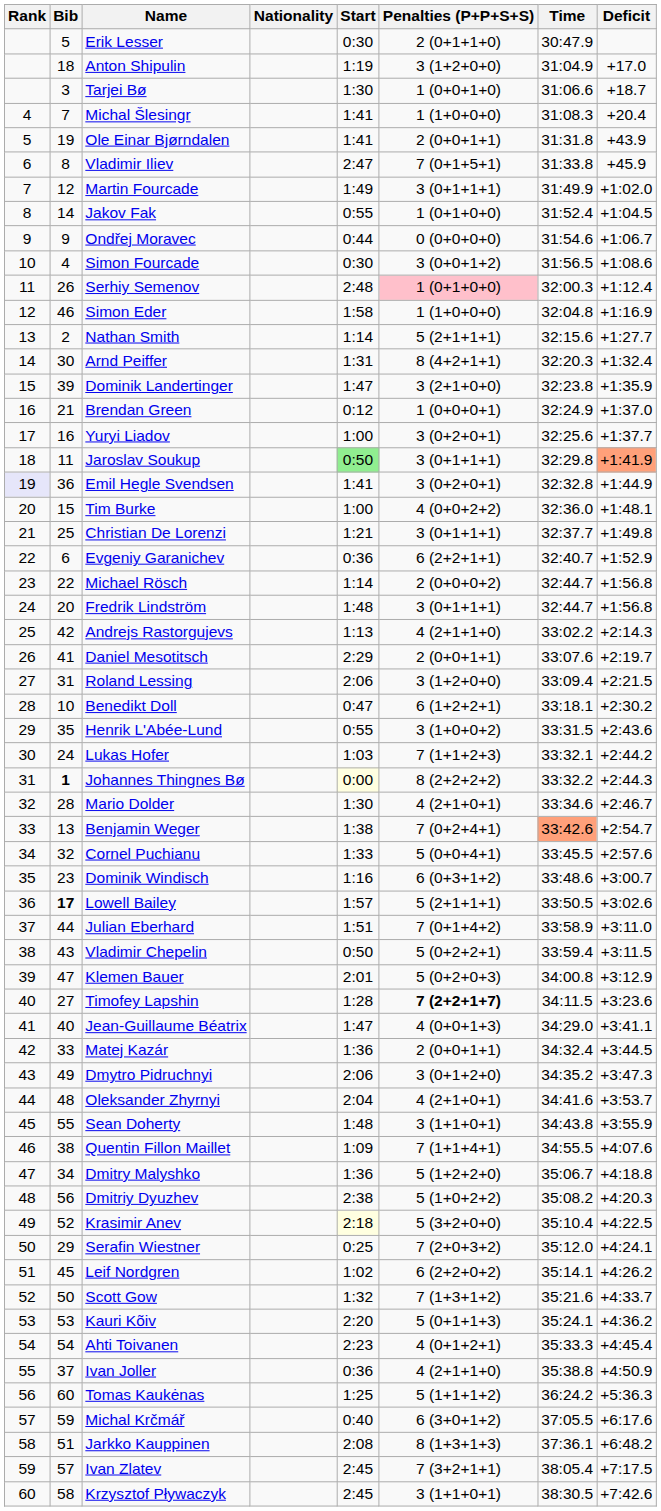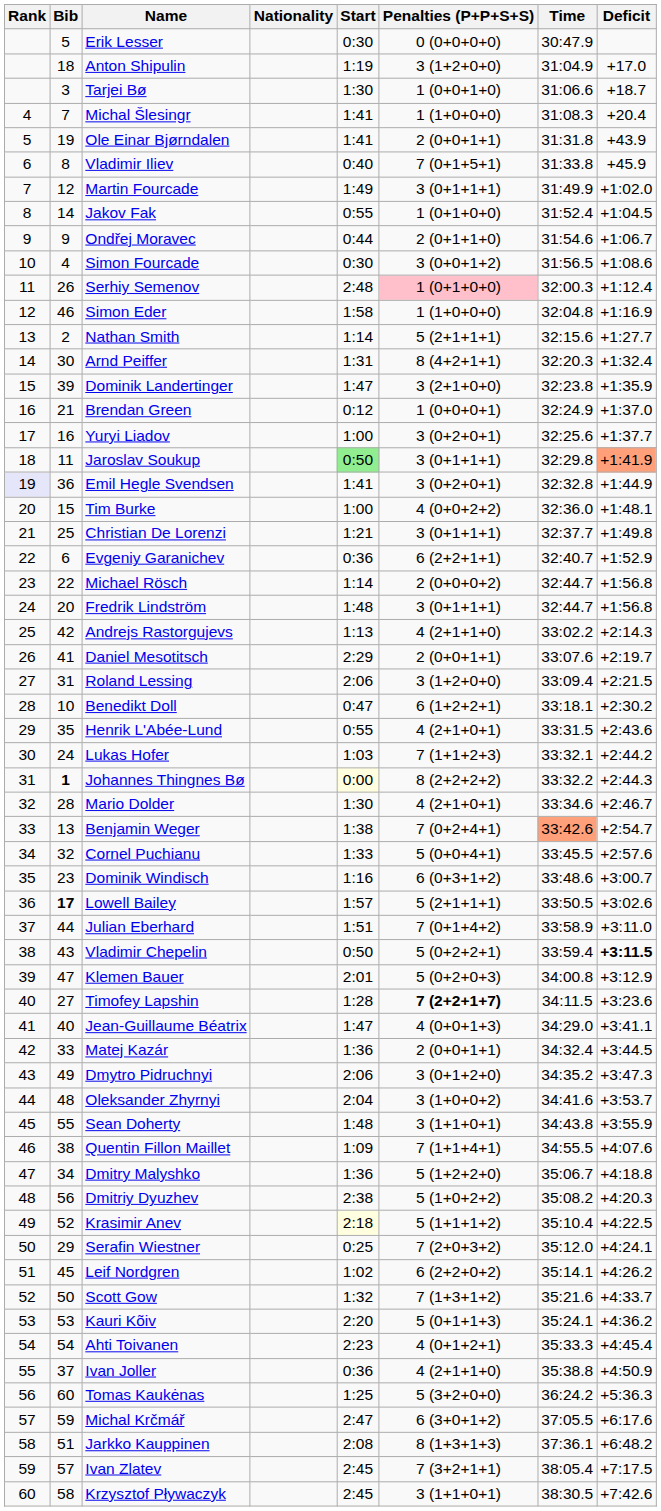(458, 41) 2 (0+1+1+0) -> (458, 41) 0 (0+0+0+0)
(358, 164) 2:47 -> (358, 164) 0:40
(458, 238) 0 (0+0+0+0) -> (458, 238) 2 (0+1+1+0)
(458, 730) 3 (1+0+0+2) -> (458, 730) 4 (2+1+0+1)
(626, 952) normal -> (626, 952) bold
(458, 1099) 4 (2+1+0+1) -> (458, 1099) 3 (1+0+0+2)
(458, 1222) 5 (3+2+0+0) -> (458, 1222) 5 (1+1+1+2)
(458, 1395) 5 (1+1+1+2) -> (458, 1395) 5 (3+2+0+0)
(358, 1419) 0:40 -> (358, 1419) 2:47
